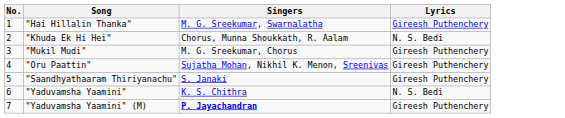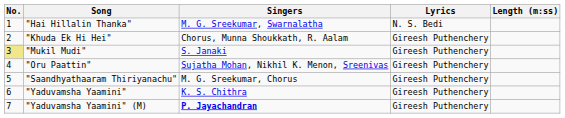+ column: (525, 11)
(440, 25) Gireesh Puthenchery -> (418, 25) N. S. Bedi
(418, 39) N. S. Bedi -> (440, 39) Gireesh Puthenchery
(9, 52) no background -> (9, 52) khaki background
(239, 52) M. G. Sreekumar, Chorus -> (204, 52) S. Janaki
(204, 79) S. Janaki -> (239, 79) M. G. Sreekumar, Chorus
(418, 93) N. S. Bedi -> (440, 93) Gireesh Puthenchery
